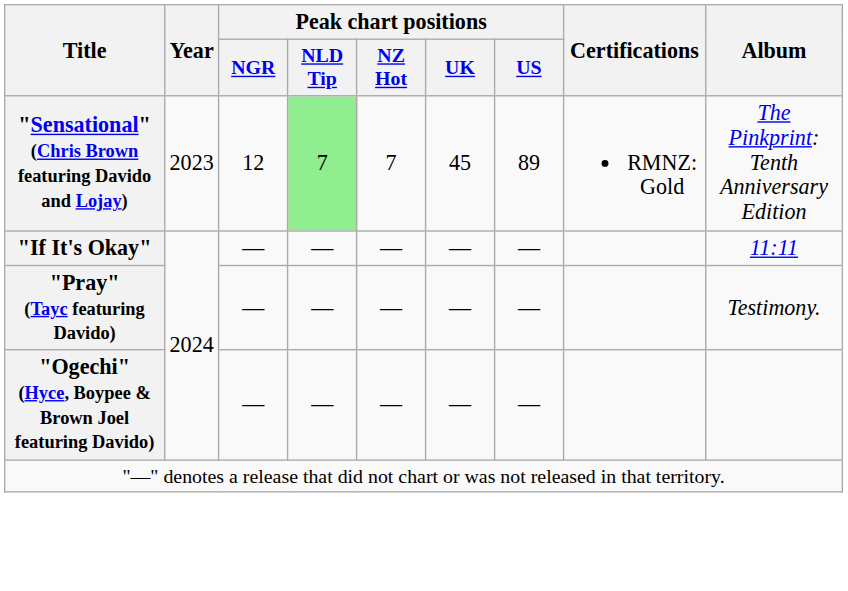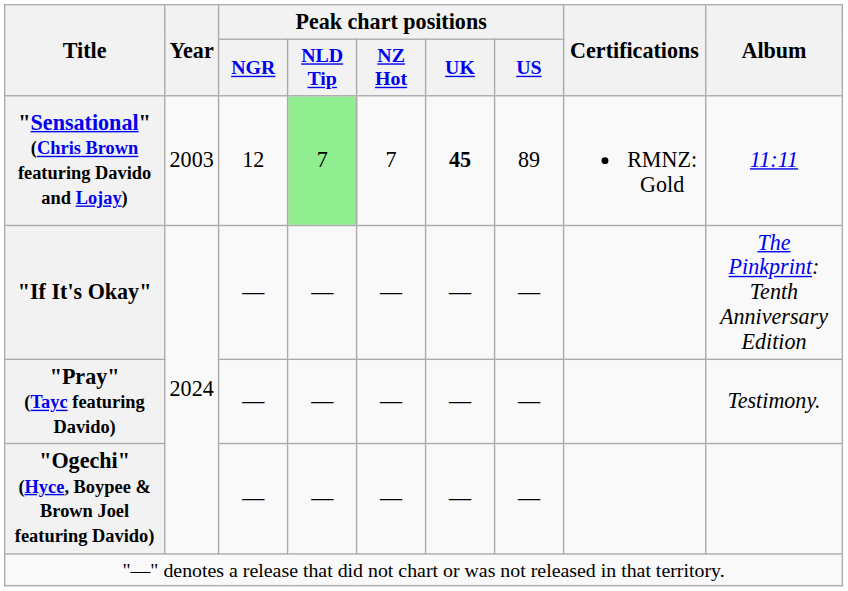(192, 162) 2023 -> (192, 160) 2003
(460, 162) normal -> (460, 160) bold
(774, 162) The Pinkprint: Tenth Anniversary Edition -> (774, 160) 11:11
(774, 247) 11:11 -> (774, 291) The Pinkprint: Tenth Anniversary Edition
